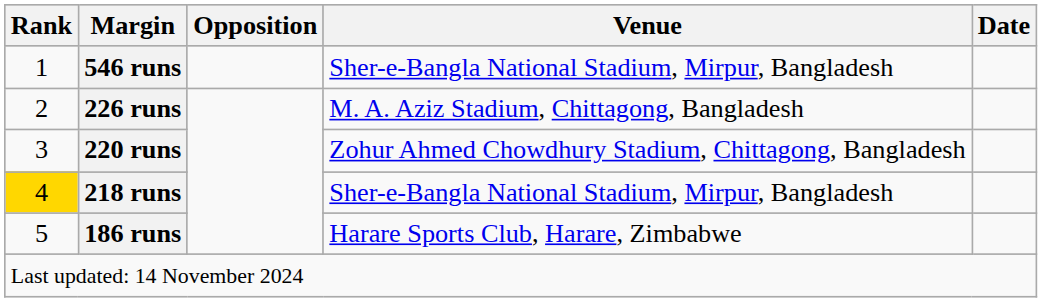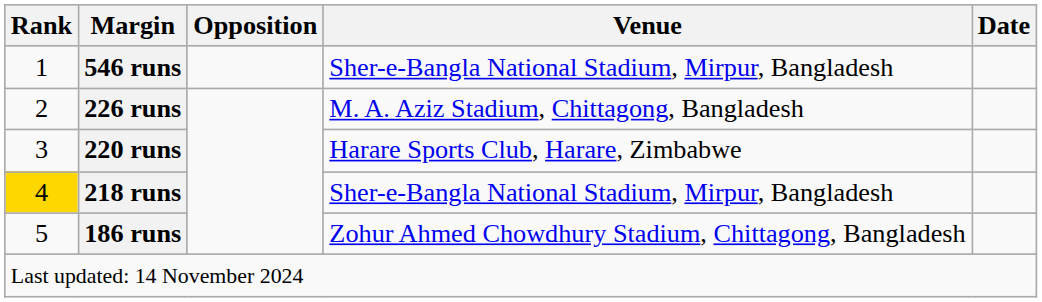(648, 150) Zohur Ahmed Chowdhury Stadium, Chittagong, Bangladesh -> (536, 150) Harare Sports Club, Harare, Zimbabwe
(536, 233) Harare Sports Club, Harare, Zimbabwe -> (648, 233) Zohur Ahmed Chowdhury Stadium, Chittagong, Bangladesh
